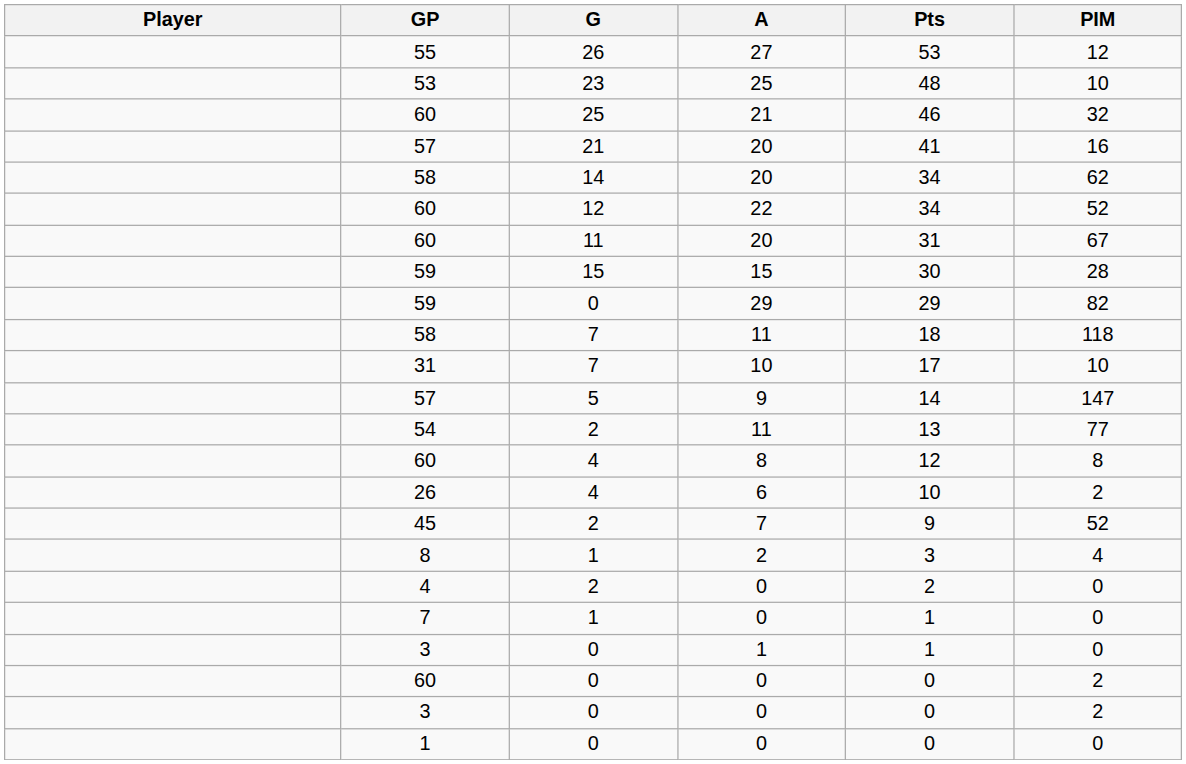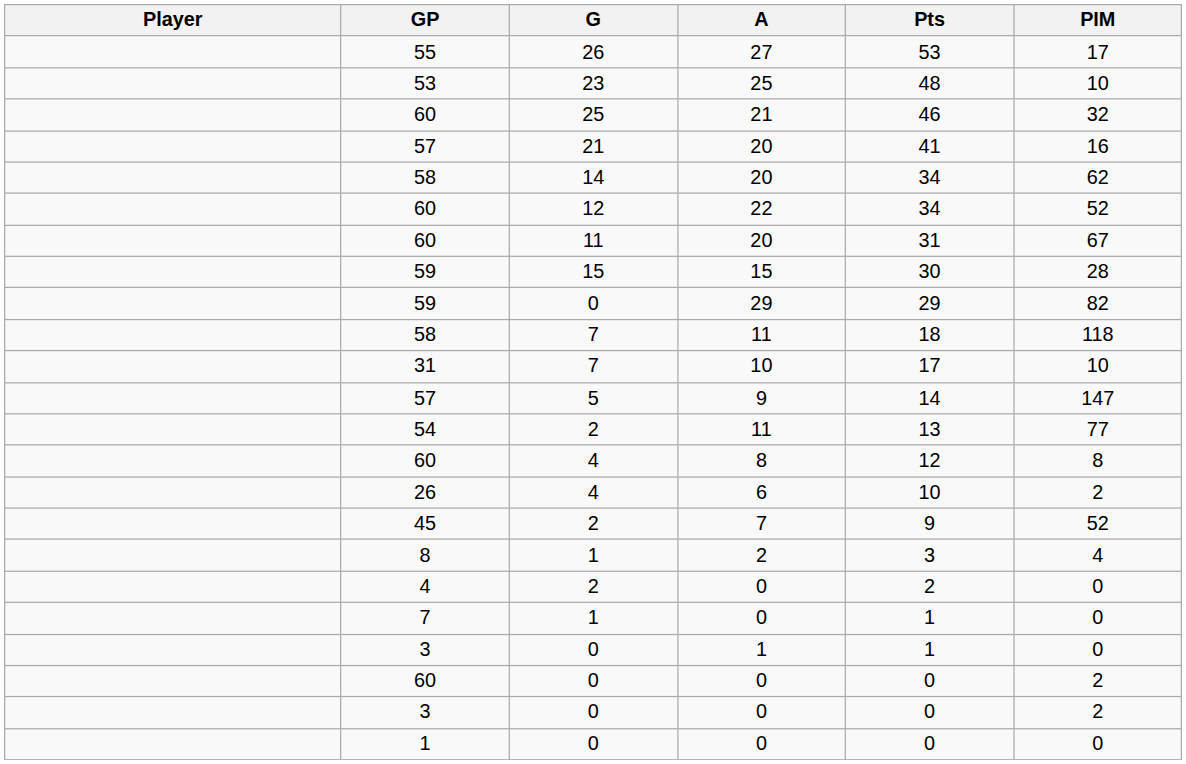(1098, 51) 12 -> (1098, 51) 17
